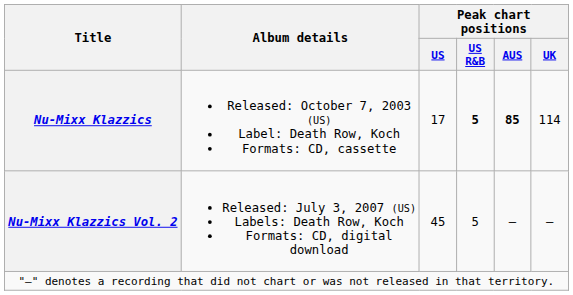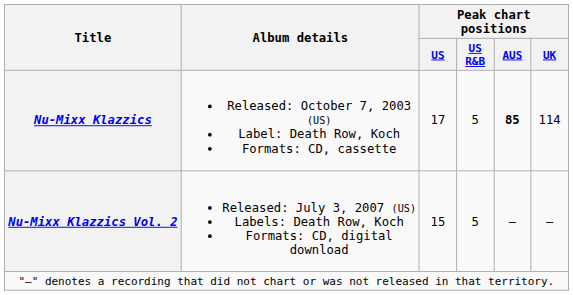(475, 121) bold -> (475, 121) normal
(438, 221) 45 -> (438, 221) 15
